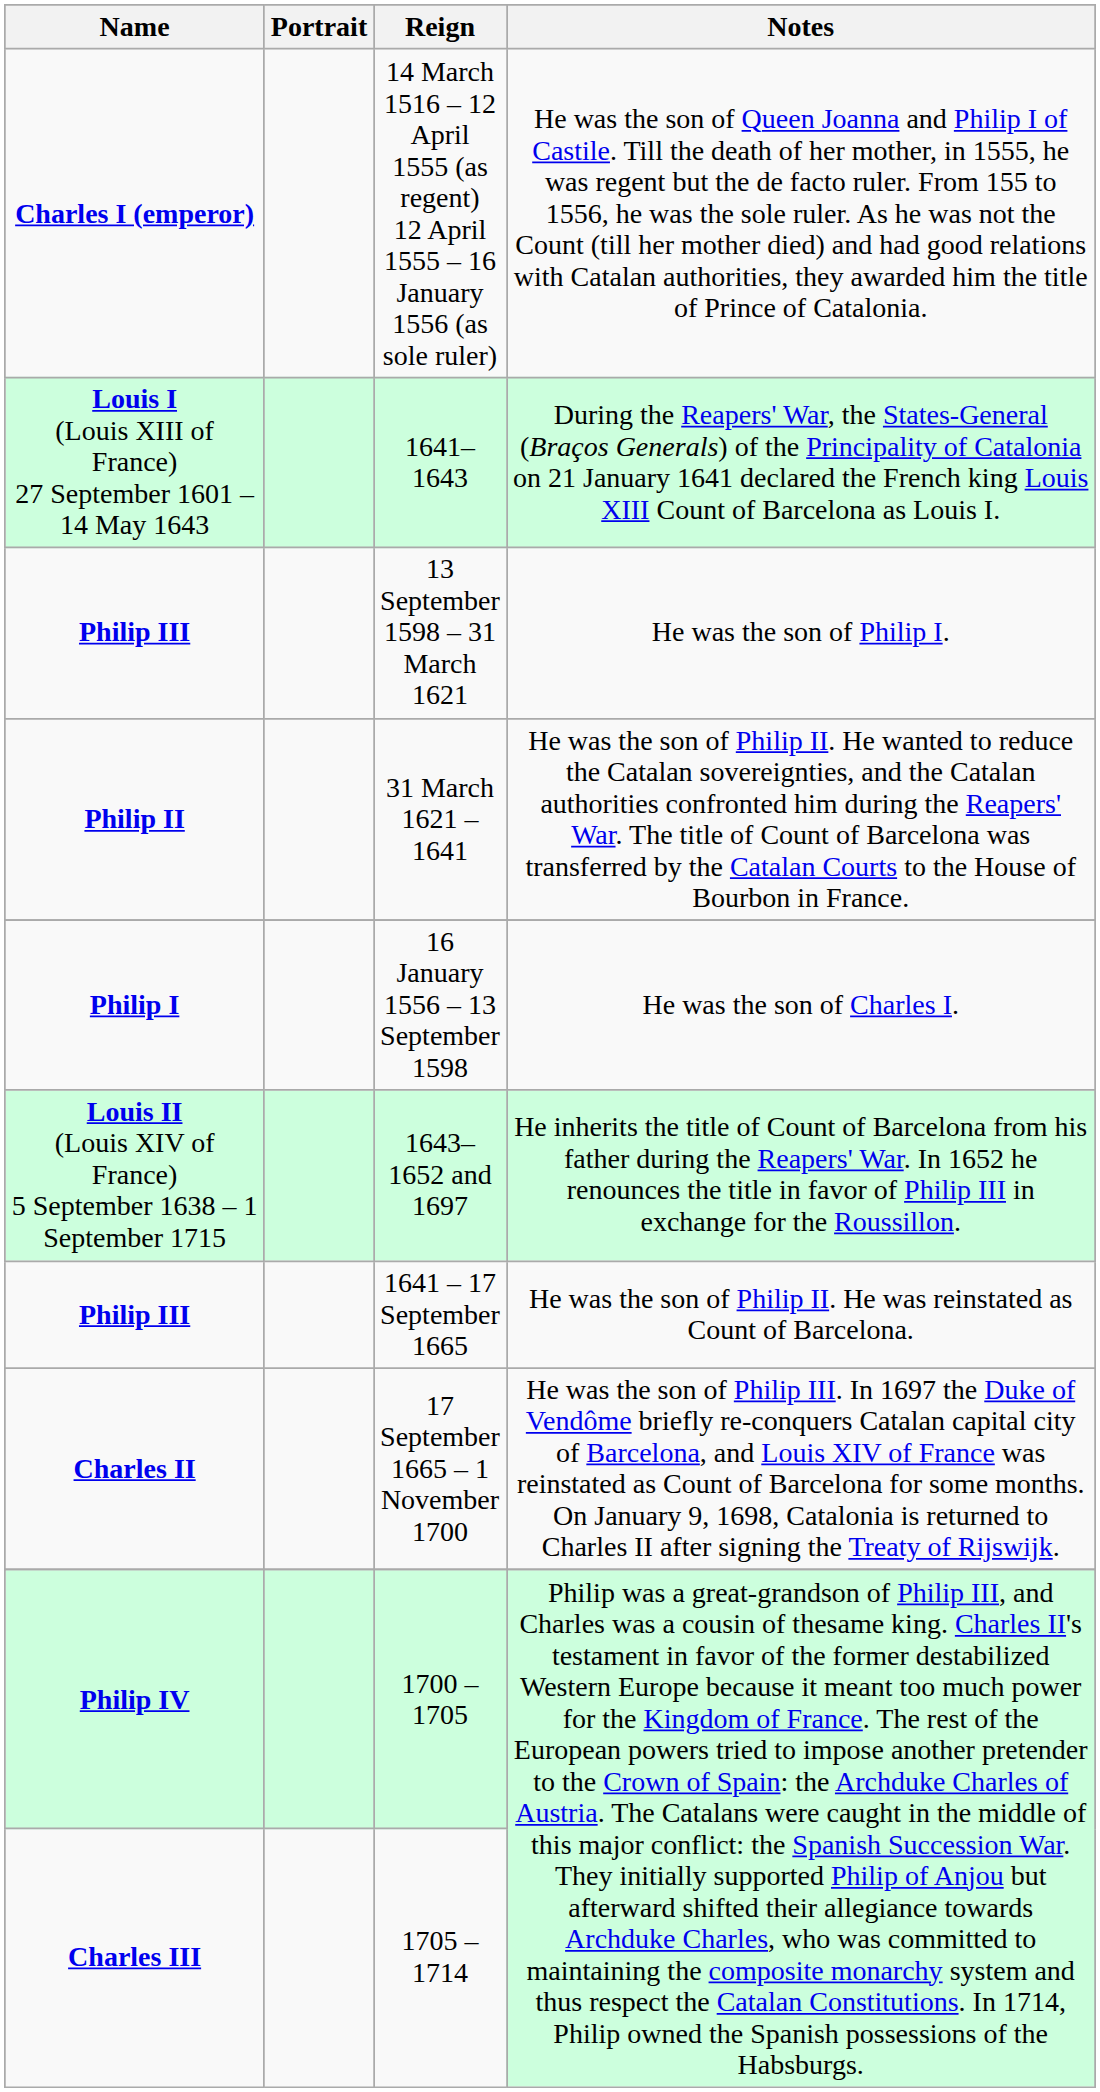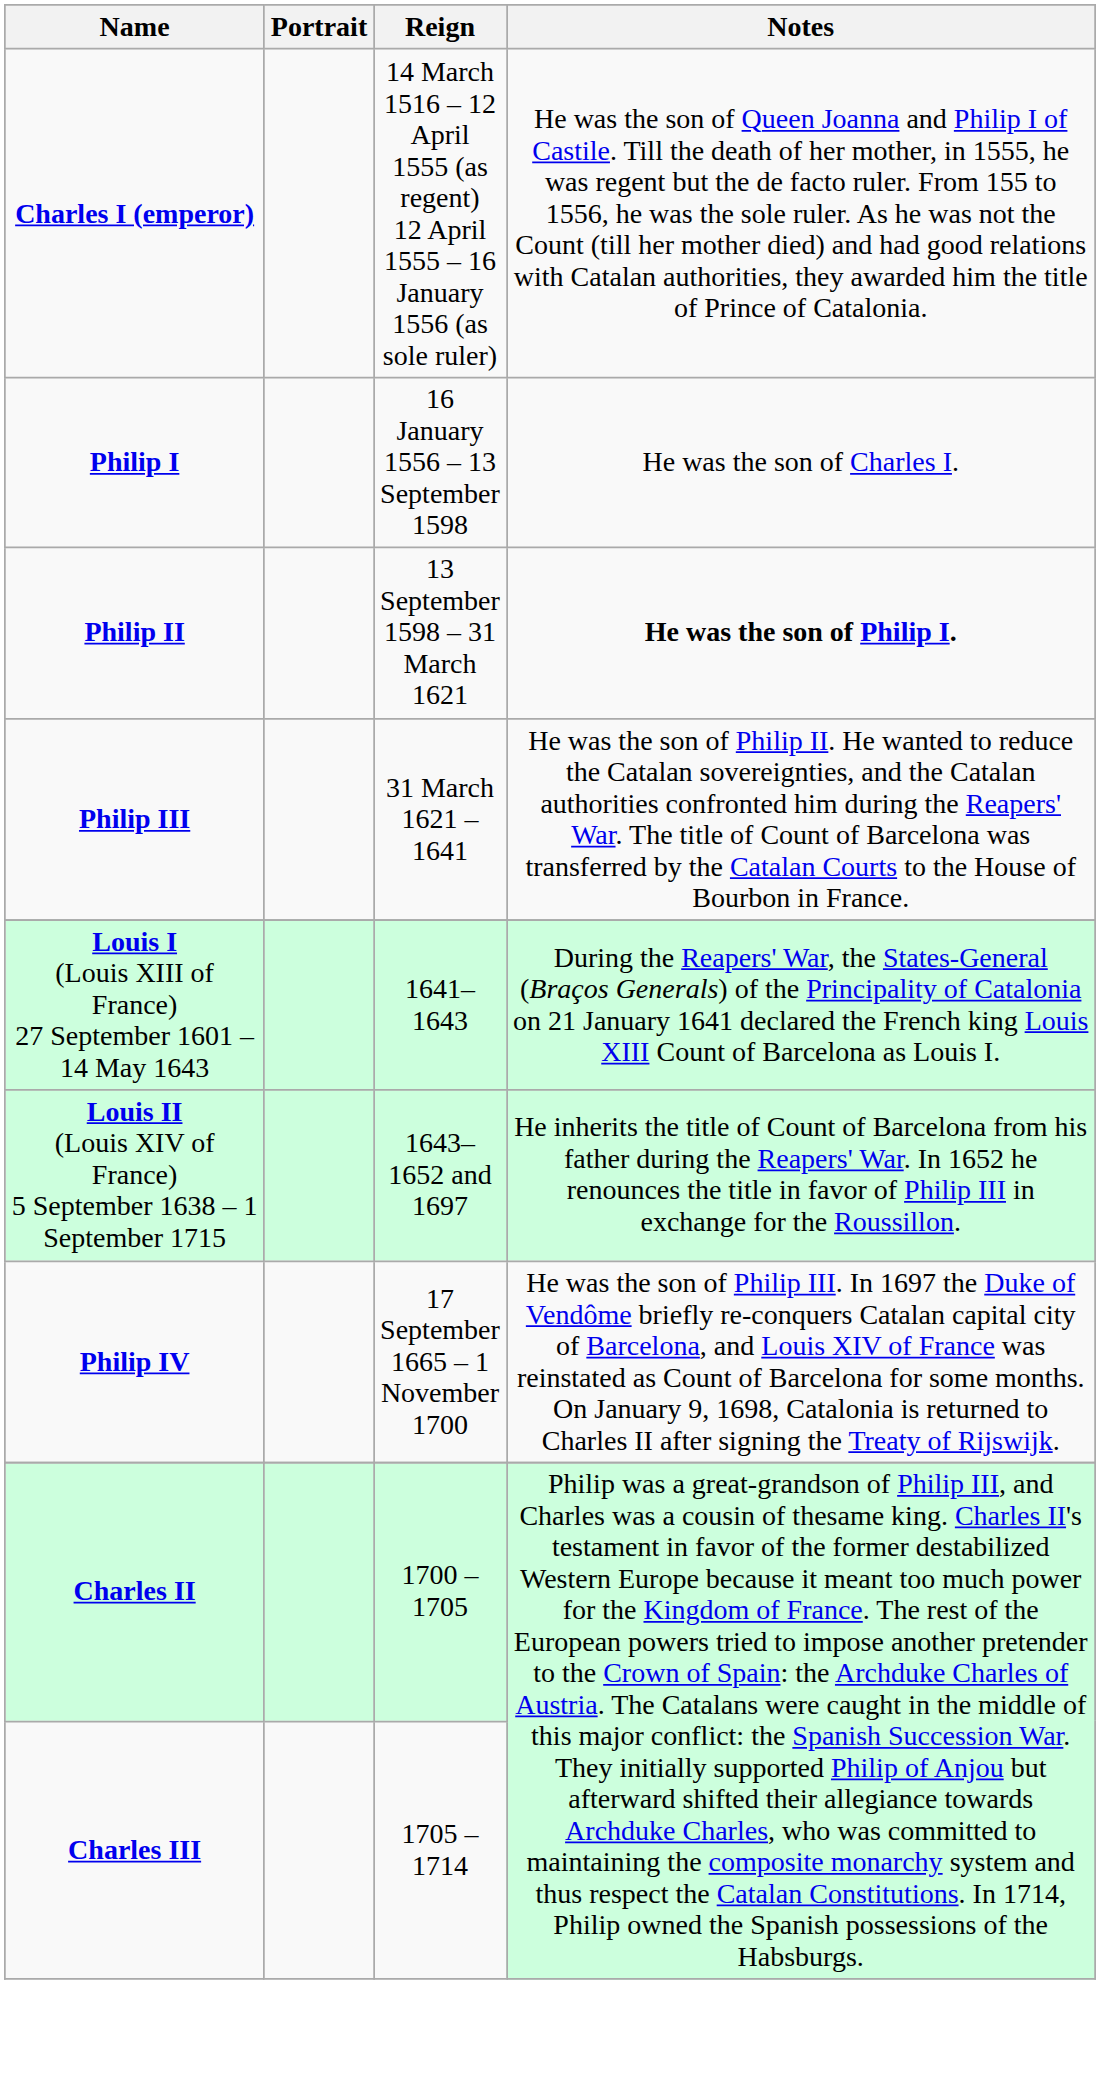rows swapped: (440, 1004) <-> (440, 462)
(135, 632) Philip III -> (135, 632) Philip II
(801, 632) normal -> (801, 632) bold
(135, 818) Philip II -> (135, 818) Philip III
- row: (440, 1314)
(135, 1468) Charles II -> (135, 1361) Philip IV
(135, 1698) Philip IV -> (135, 1591) Charles II
